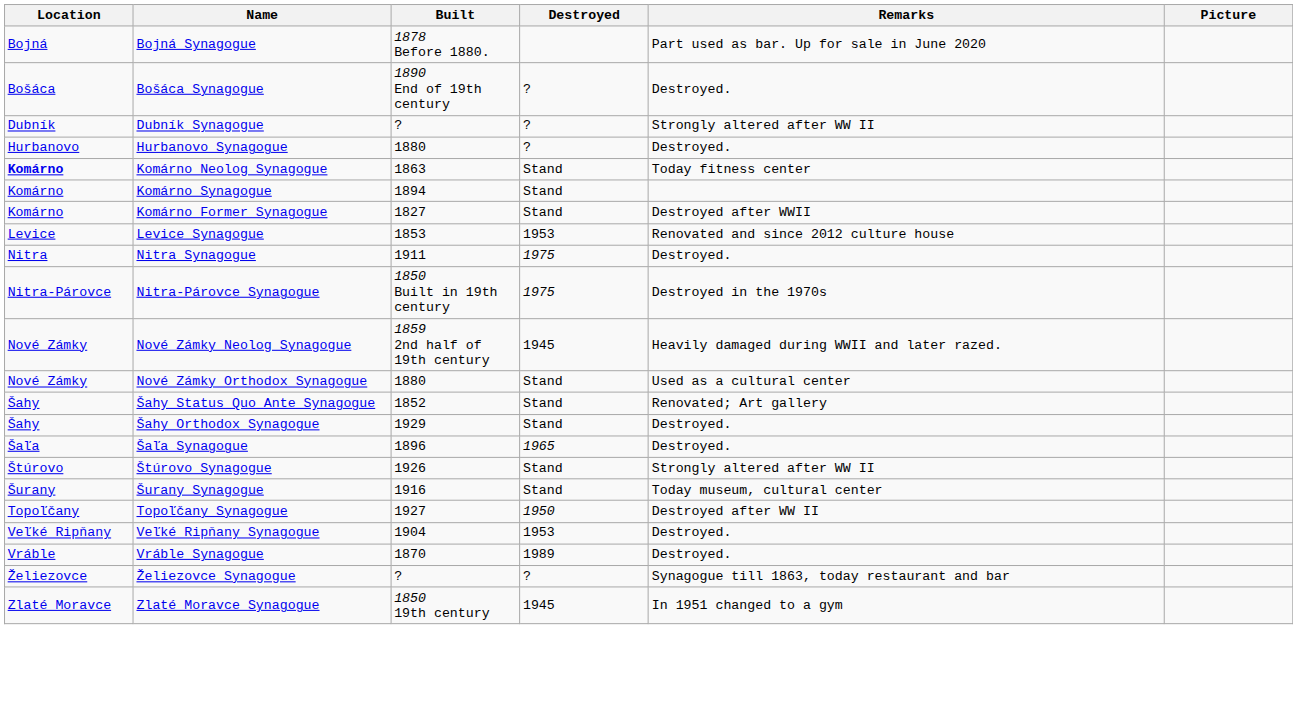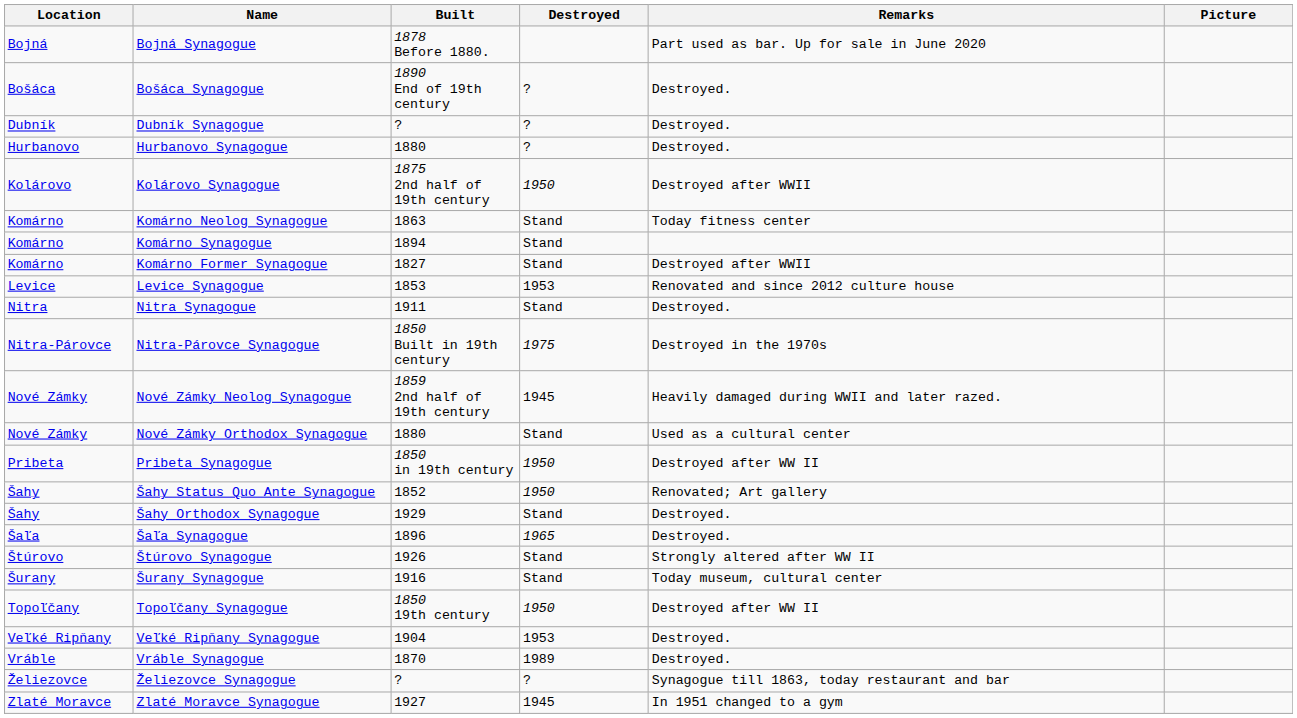(763, 126) Strongly altered after WW II -> (692, 126) Destroyed.
+ row: (208, 185)
(36, 169) bold -> (36, 221) normal
(539, 256) 1975 -> (543, 308) Stand
+ row: (204, 463)
(543, 403) Stand -> (539, 492) 1950
(410, 511) 1927 -> (442, 608) 1850 19th century
(442, 606) 1850 19th century -> (410, 702) 1927
